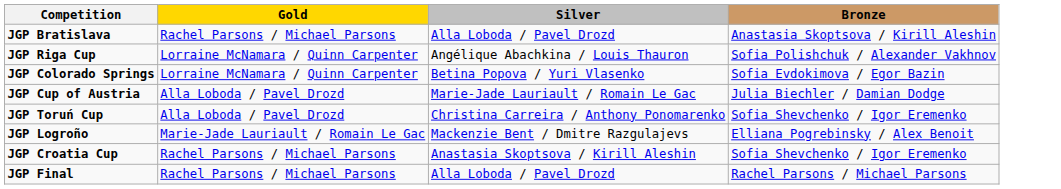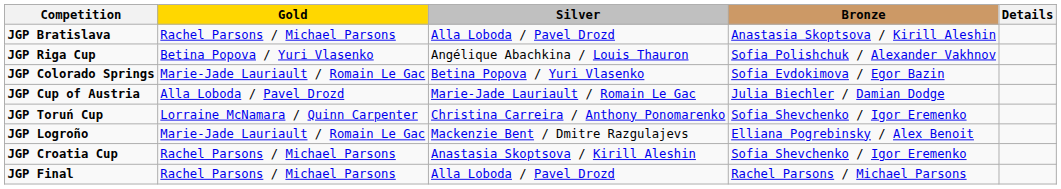+ column: (1028, 14)
(289, 54) Lorraine McNamara / Quinn Carpenter -> (267, 54) Betina Popova / Yuri Vlasenko
(289, 74) Lorraine McNamara / Quinn Carpenter -> (293, 74) Marie-Jade Lauriault / Romain Le Gac
(252, 114) Alla Loboda / Pavel Drozd -> (289, 114) Lorraine McNamara / Quinn Carpenter
